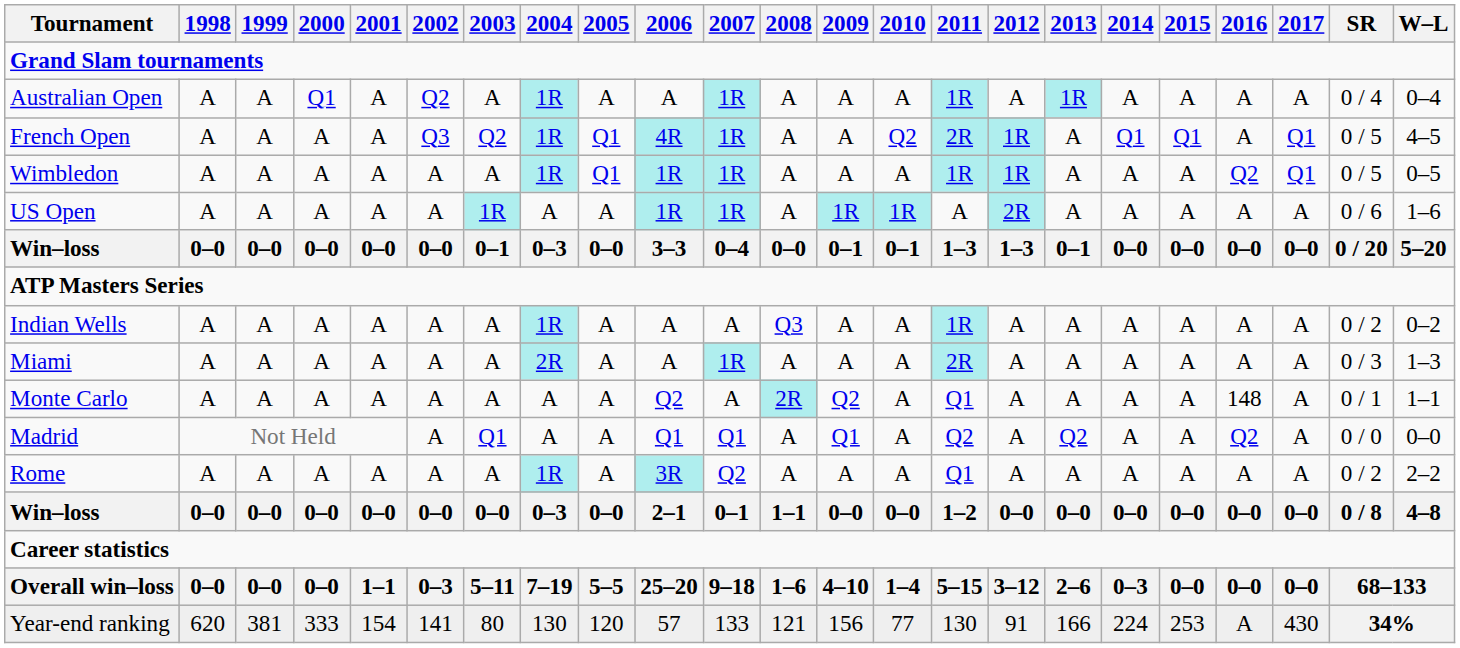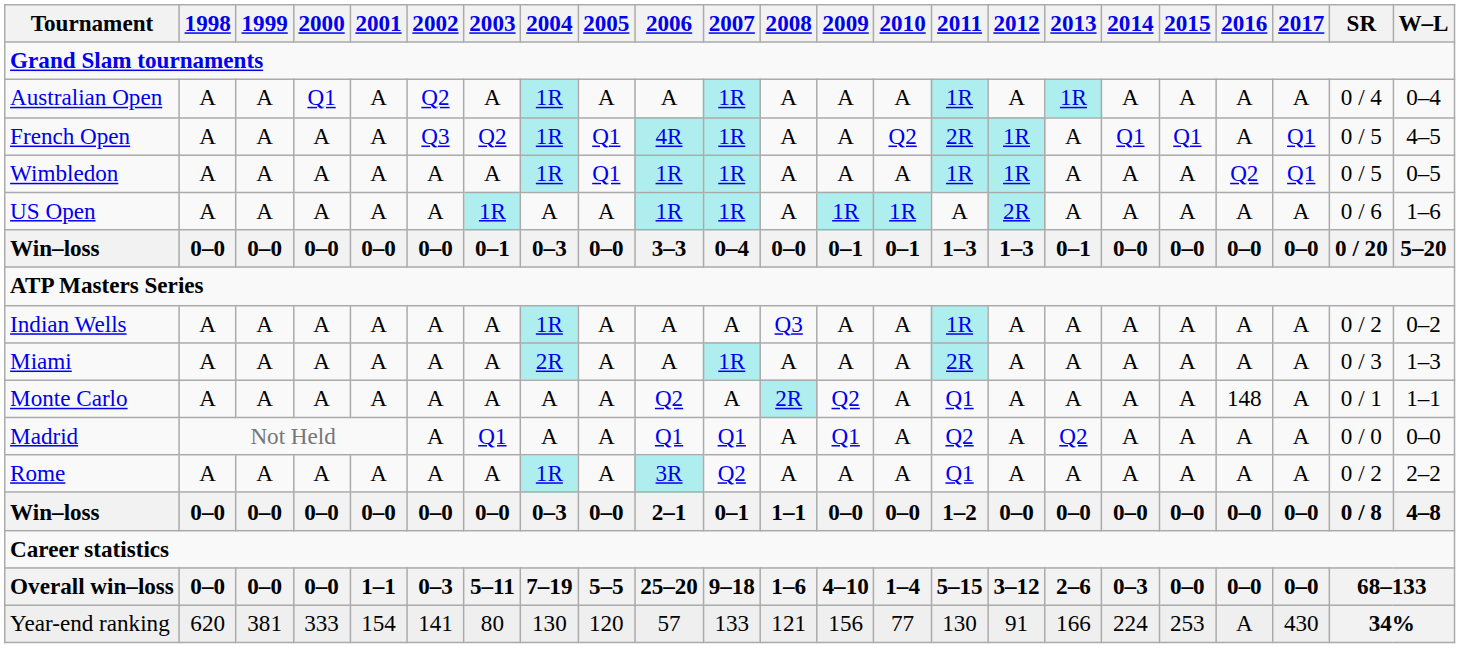(1244, 435) Q2 -> (1244, 435) A
